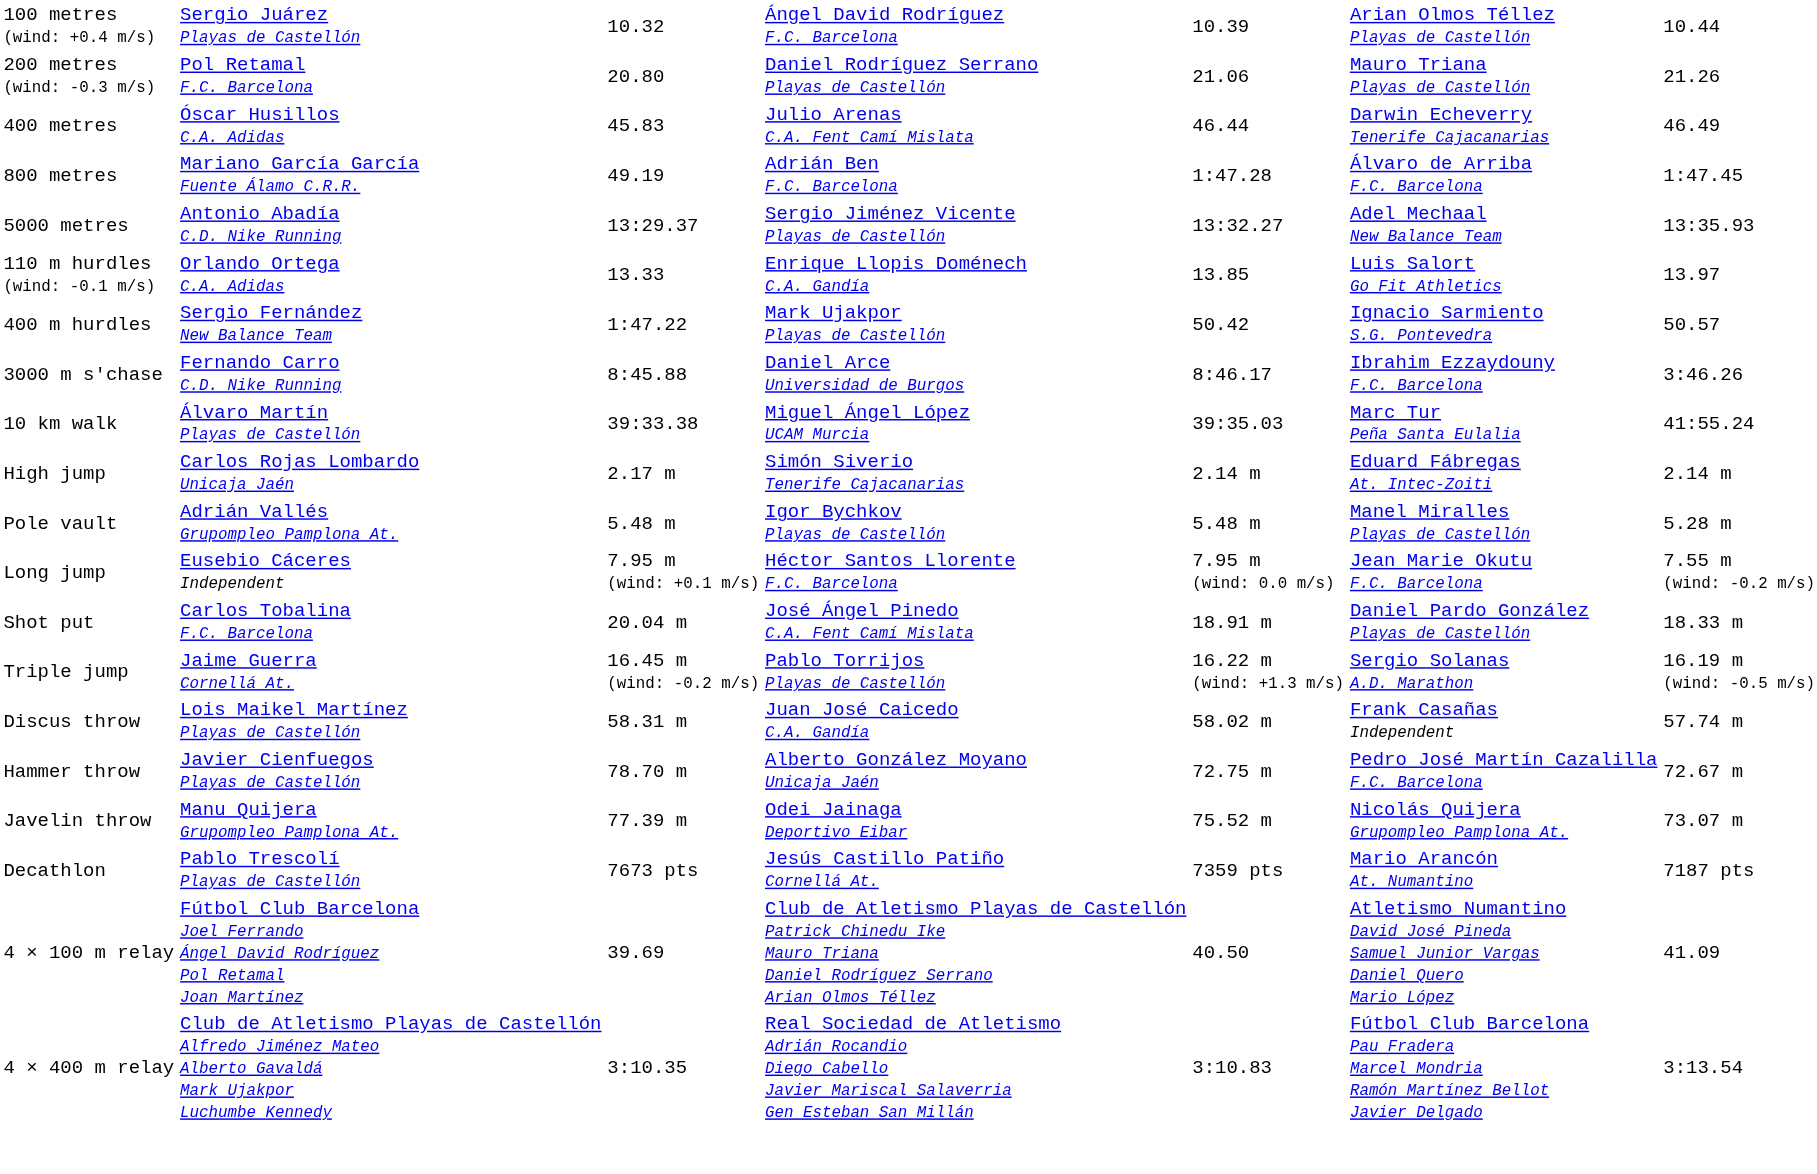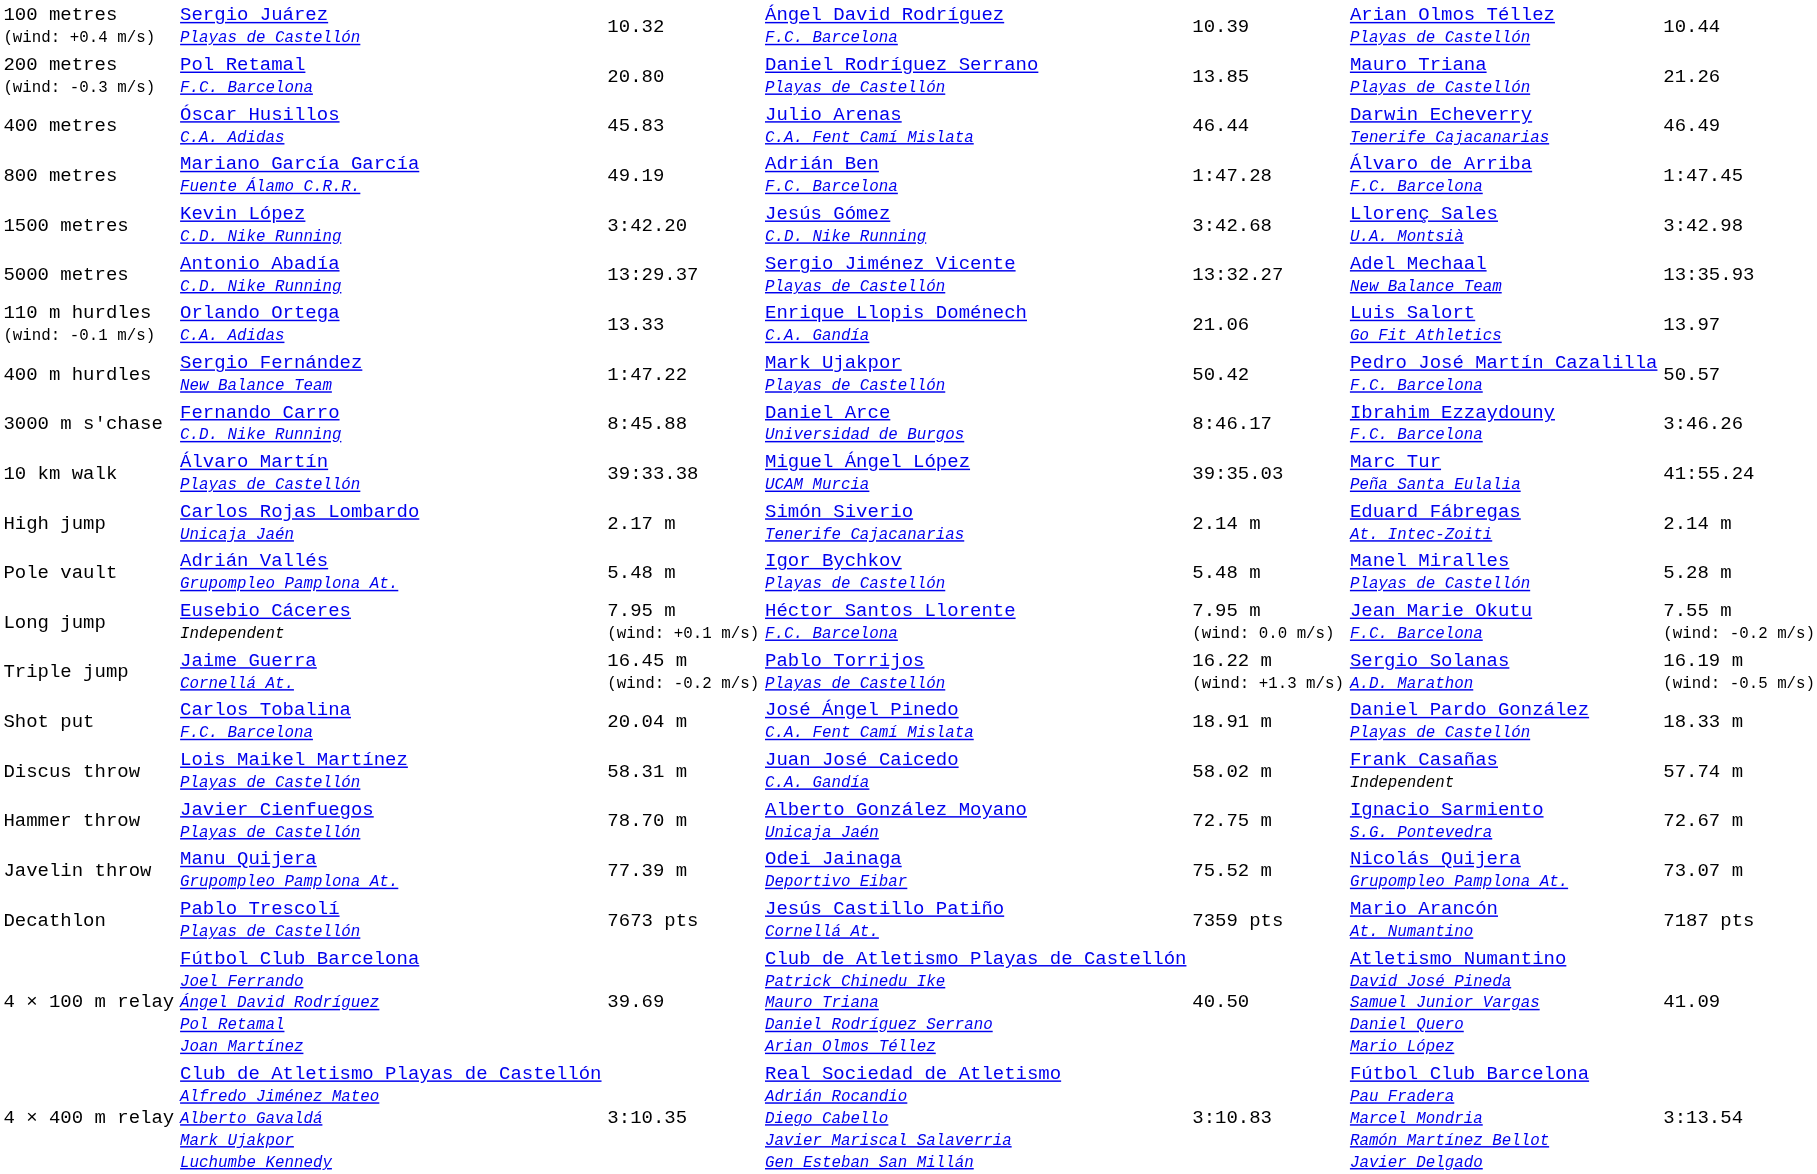(1221, 76) 21.06 -> (1221, 76) 13.85
+ row: (66, 225)
(1221, 274) 13.85 -> (1221, 324) 21.06
(1447, 323) Ignacio Sarmiento S.G. Pontevedra -> (1504, 373) Pedro José Martín Cazalilla F.C. Barcelona
rows swapped: (66, 672) <-> (49, 622)
(1504, 770) Pedro José Martín Cazalilla F.C. Barcelona -> (1447, 820) Ignacio Sarmiento S.G. Pontevedra
